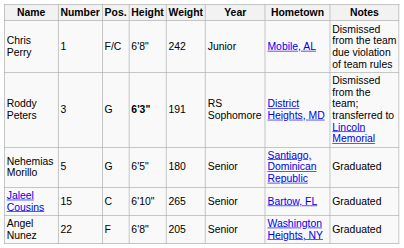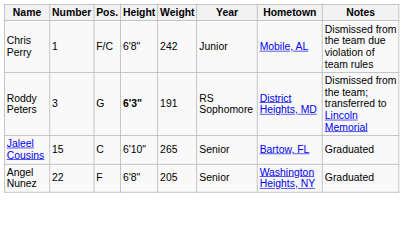- row: (30, 167)
